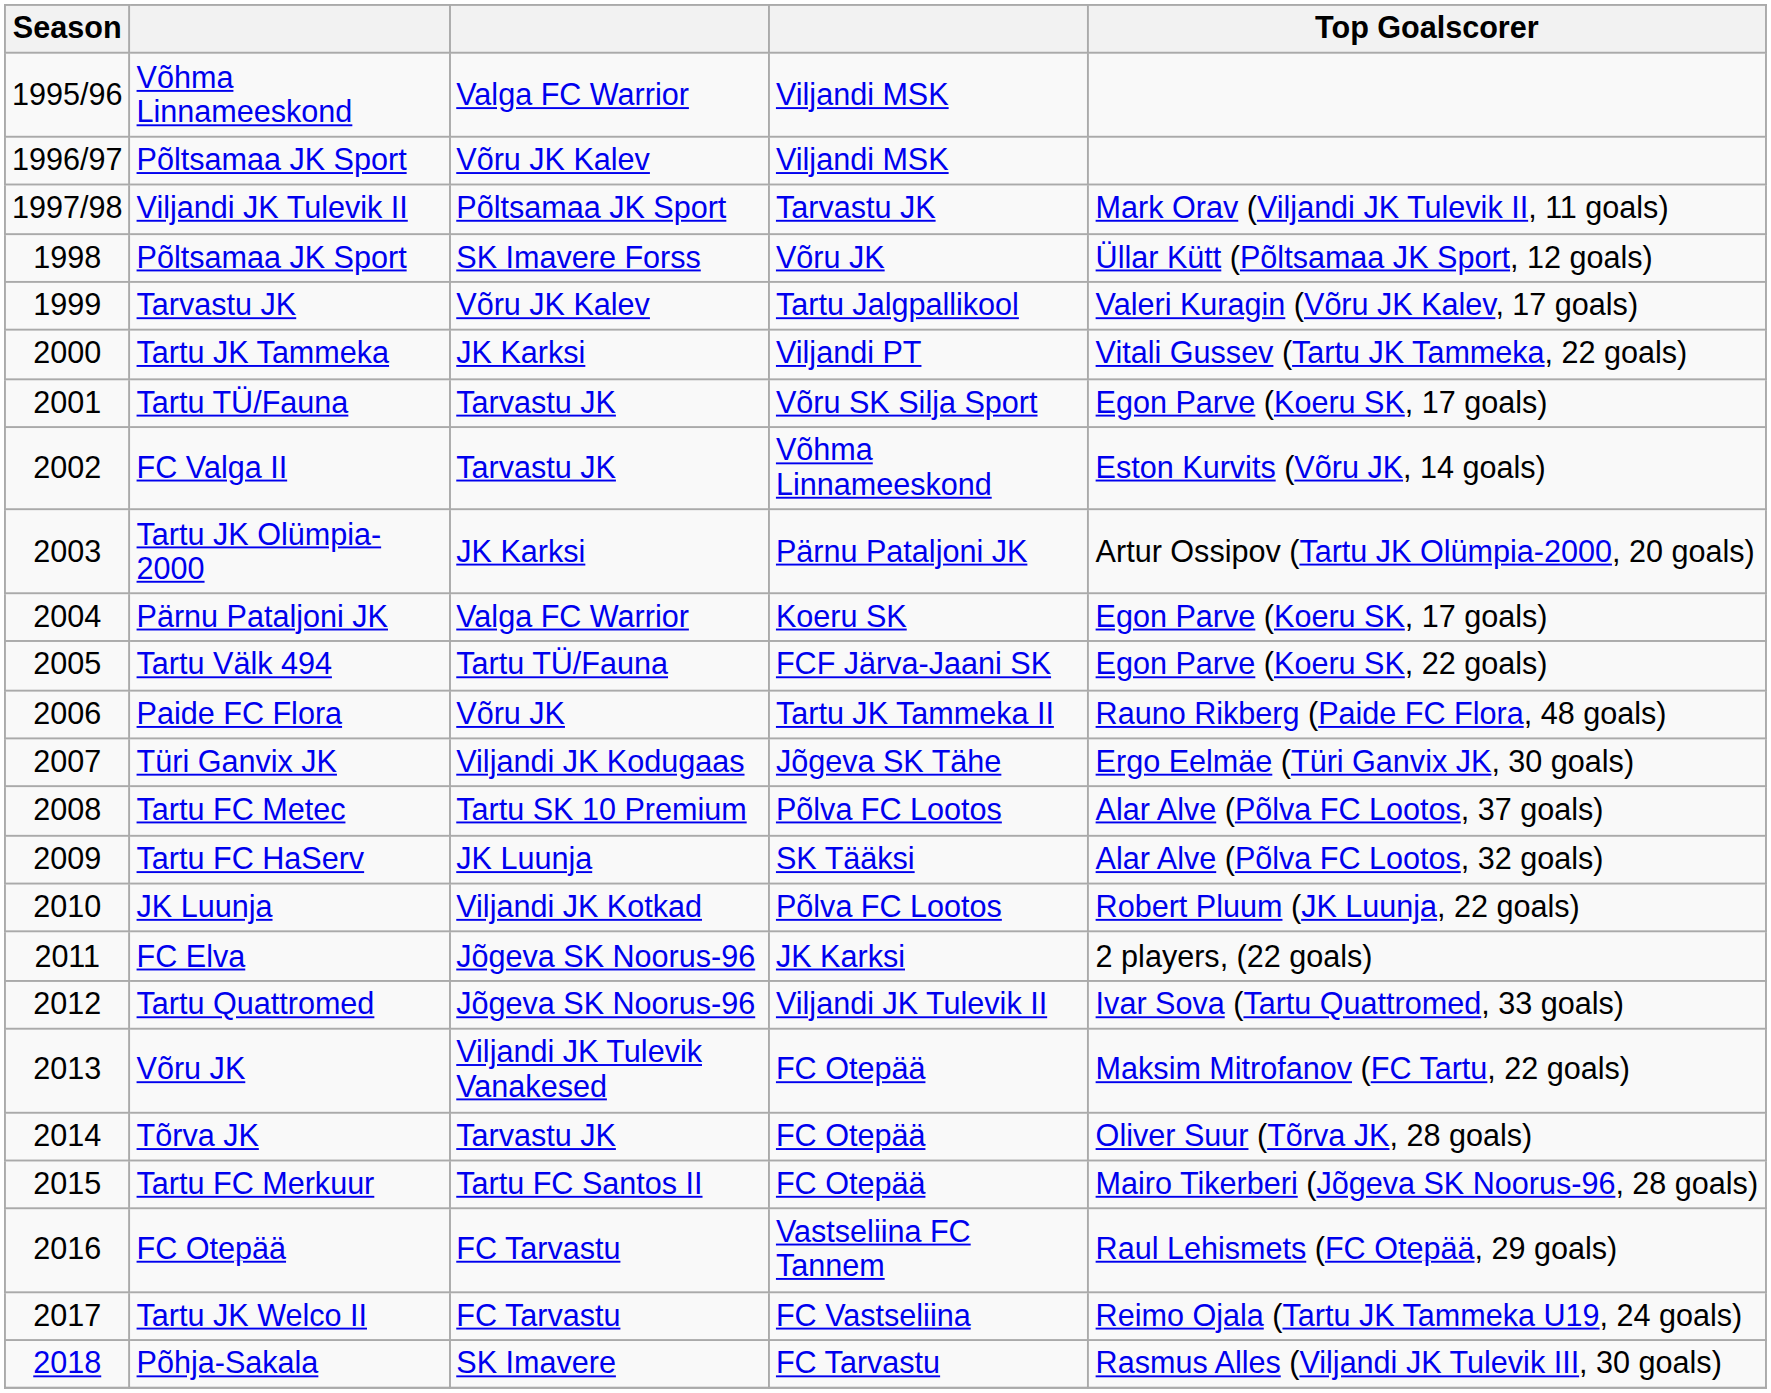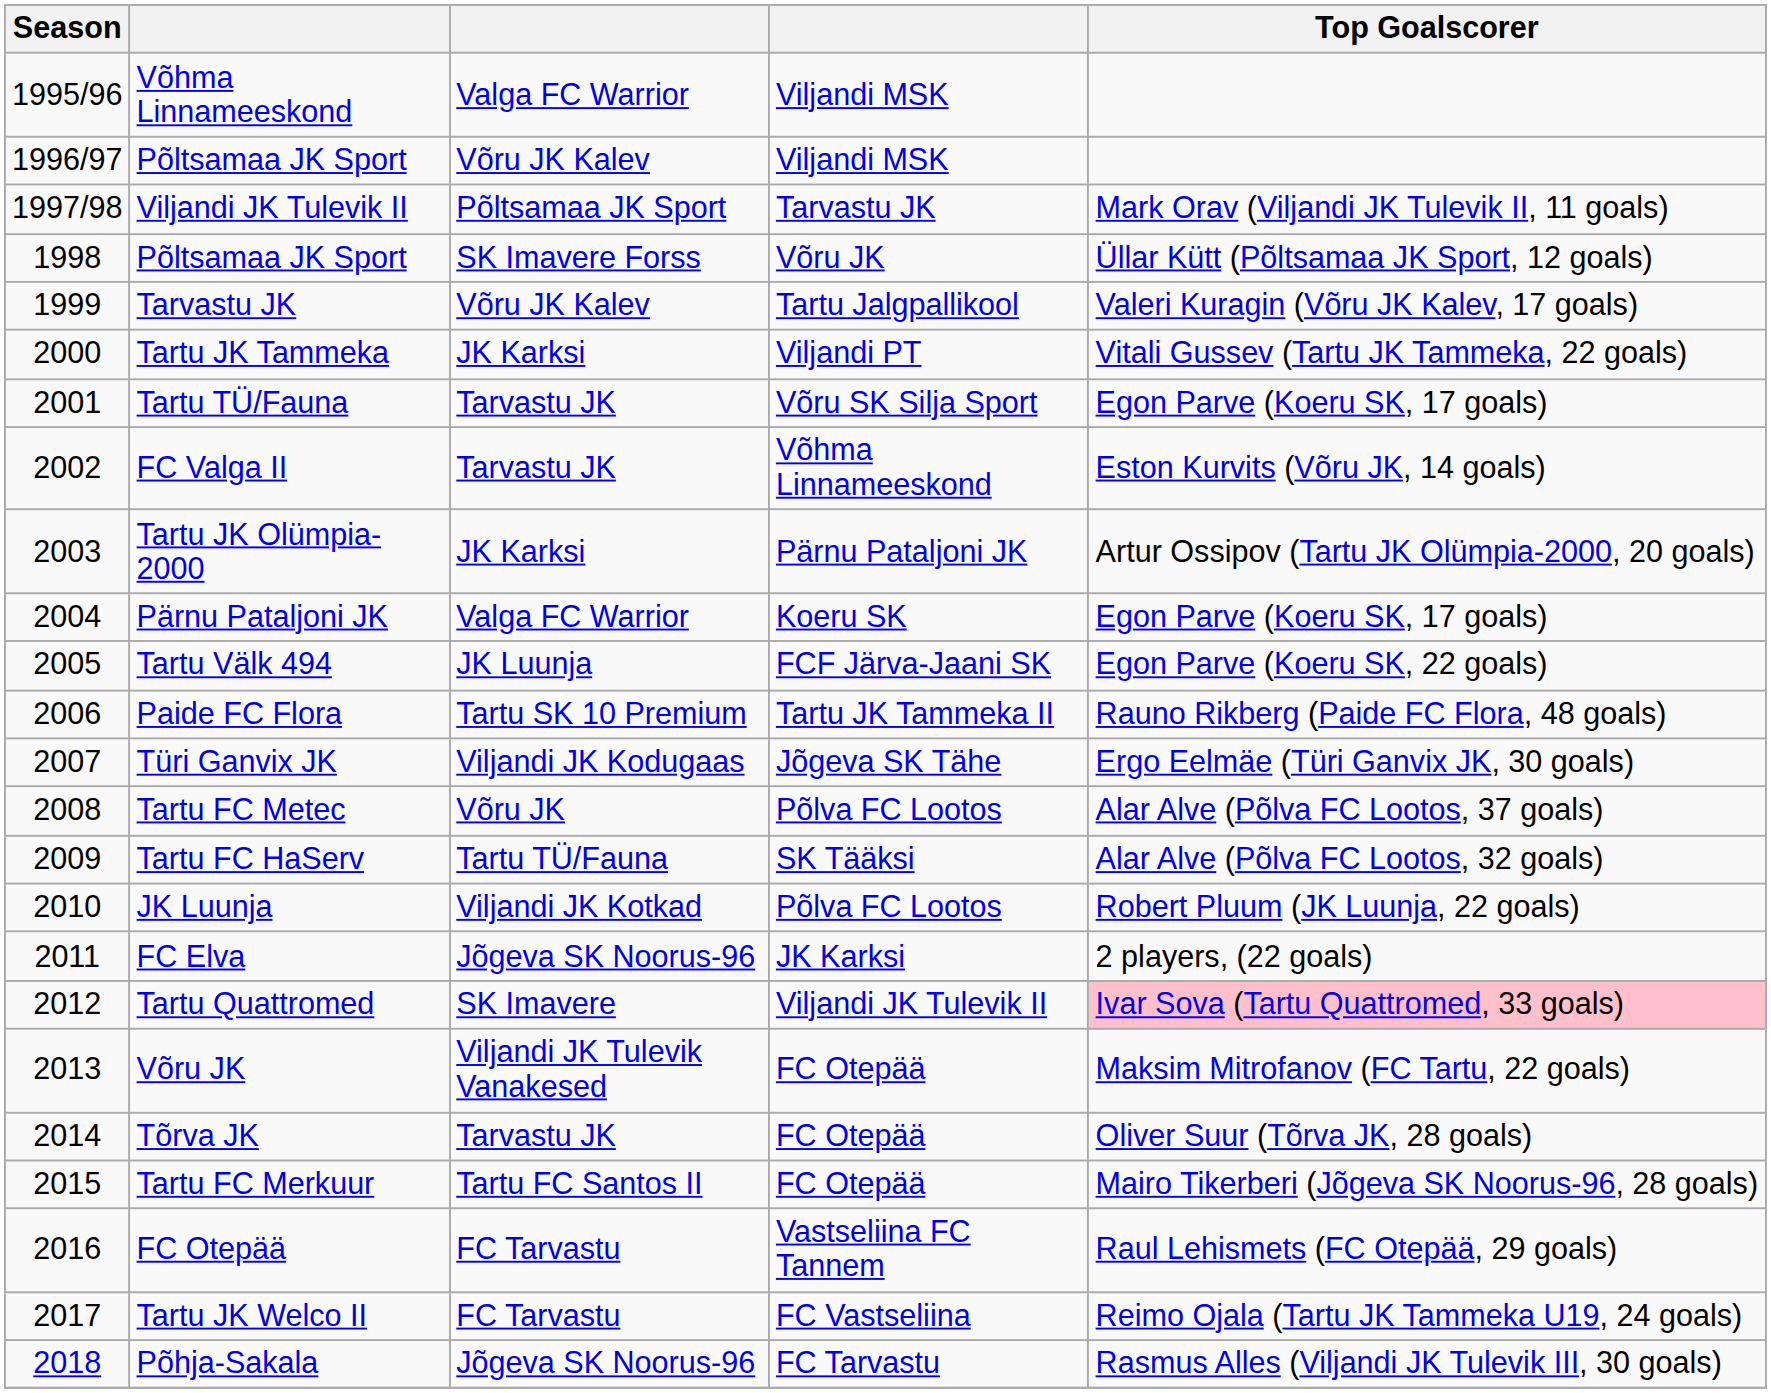(562, 665) Tartu TÜ/Fauna -> (524, 665) JK Luunja
(511, 713) Võru JK -> (601, 713) Tartu SK 10 Premium
(601, 810) Tartu SK 10 Premium -> (511, 810) Võru JK
(524, 858) JK Luunja -> (562, 858) Tartu TÜ/Fauna
(606, 1004) Jõgeva SK Noorus-96 -> (536, 1004) SK Imavere
(1360, 1004) no background -> (1360, 1004) pink background
(536, 1363) SK Imavere -> (606, 1363) Jõgeva SK Noorus-96
